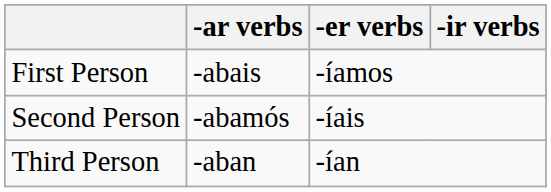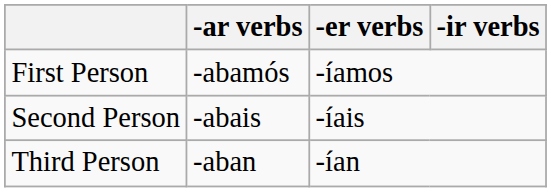(227, 72) -abais -> (241, 72) -abamós
(241, 117) -abamós -> (227, 117) -abais
